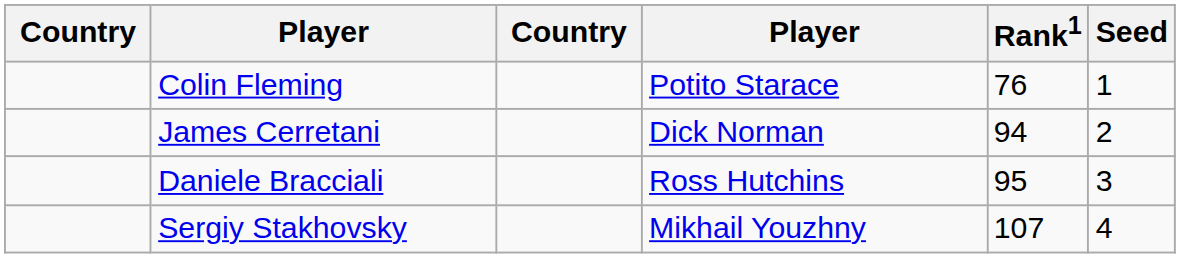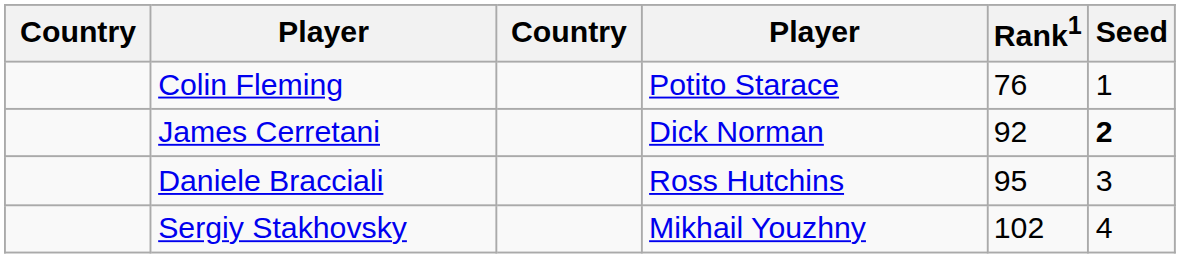(1011, 132) 94 -> (1011, 132) 92
(1104, 132) normal -> (1104, 132) bold
(1019, 228) 107 -> (1019, 228) 102
